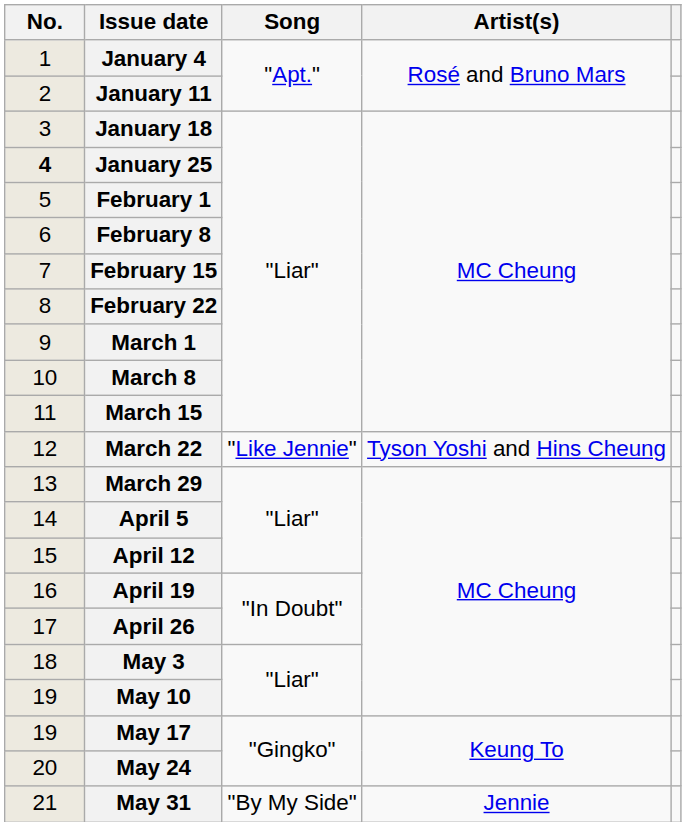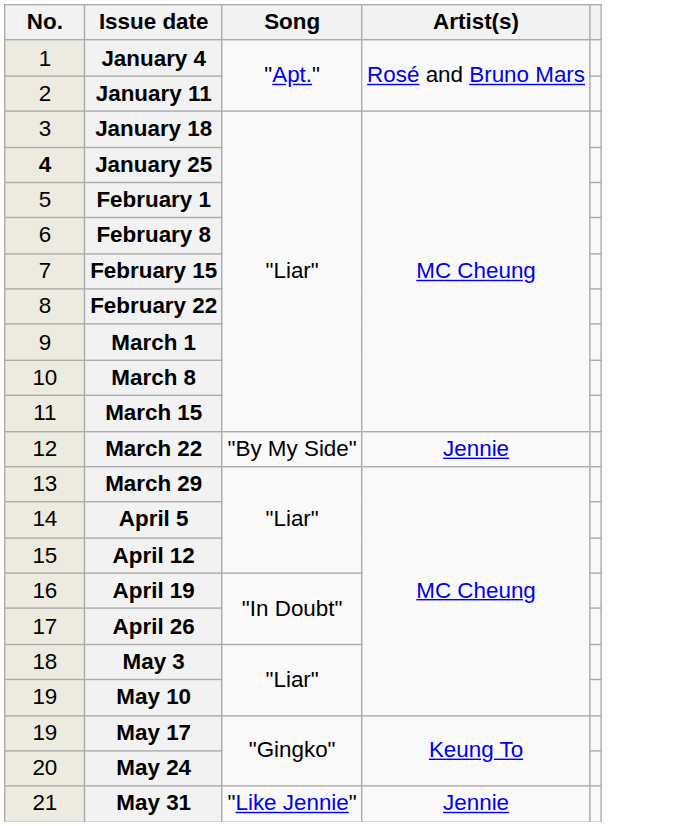(292, 448) "Like Jennie" -> (292, 448) "By My Side"
(517, 448) Tyson Yoshi and Hins Cheung -> (476, 448) Jennie
(292, 803) "By My Side" -> (292, 803) "Like Jennie"
